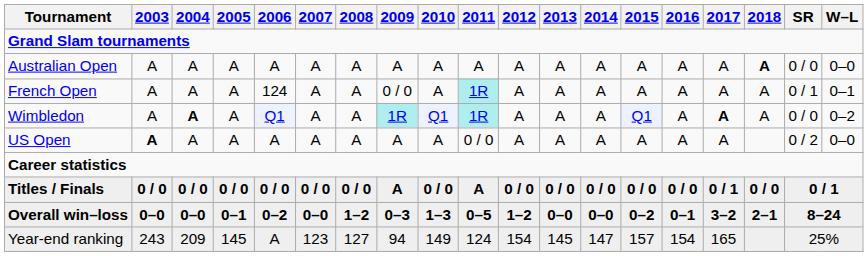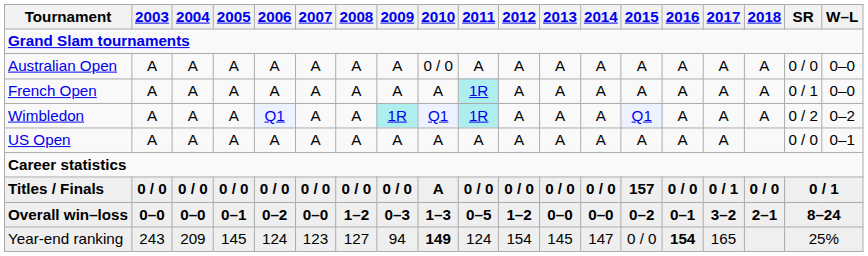(438, 65) A -> (438, 65) 0 / 0
(764, 65) bold -> (764, 65) normal
(275, 90) 124 -> (275, 90) A
(397, 90) 0 / 0 -> (397, 90) A
(842, 90) 0–1 -> (842, 90) 0–0
(193, 115) bold -> (193, 115) normal
(724, 115) bold -> (724, 115) normal
(803, 115) 0 / 0 -> (803, 115) 0 / 2
(152, 139) bold -> (152, 139) normal
(479, 139) 0 / 0 -> (479, 139) A
(803, 139) 0 / 2 -> (803, 139) 0 / 0
(842, 139) 0–0 -> (842, 139) 0–1
(397, 189) A -> (397, 189) 0 / 0
(438, 189) 0 / 0 -> (438, 189) A
(479, 189) A -> (479, 189) 0 / 0
(642, 189) 0 / 0 -> (642, 189) 157
(275, 238) A -> (275, 238) 124
(438, 238) normal -> (438, 238) bold
(642, 238) 157 -> (642, 238) 0 / 0
(683, 238) normal -> (683, 238) bold
